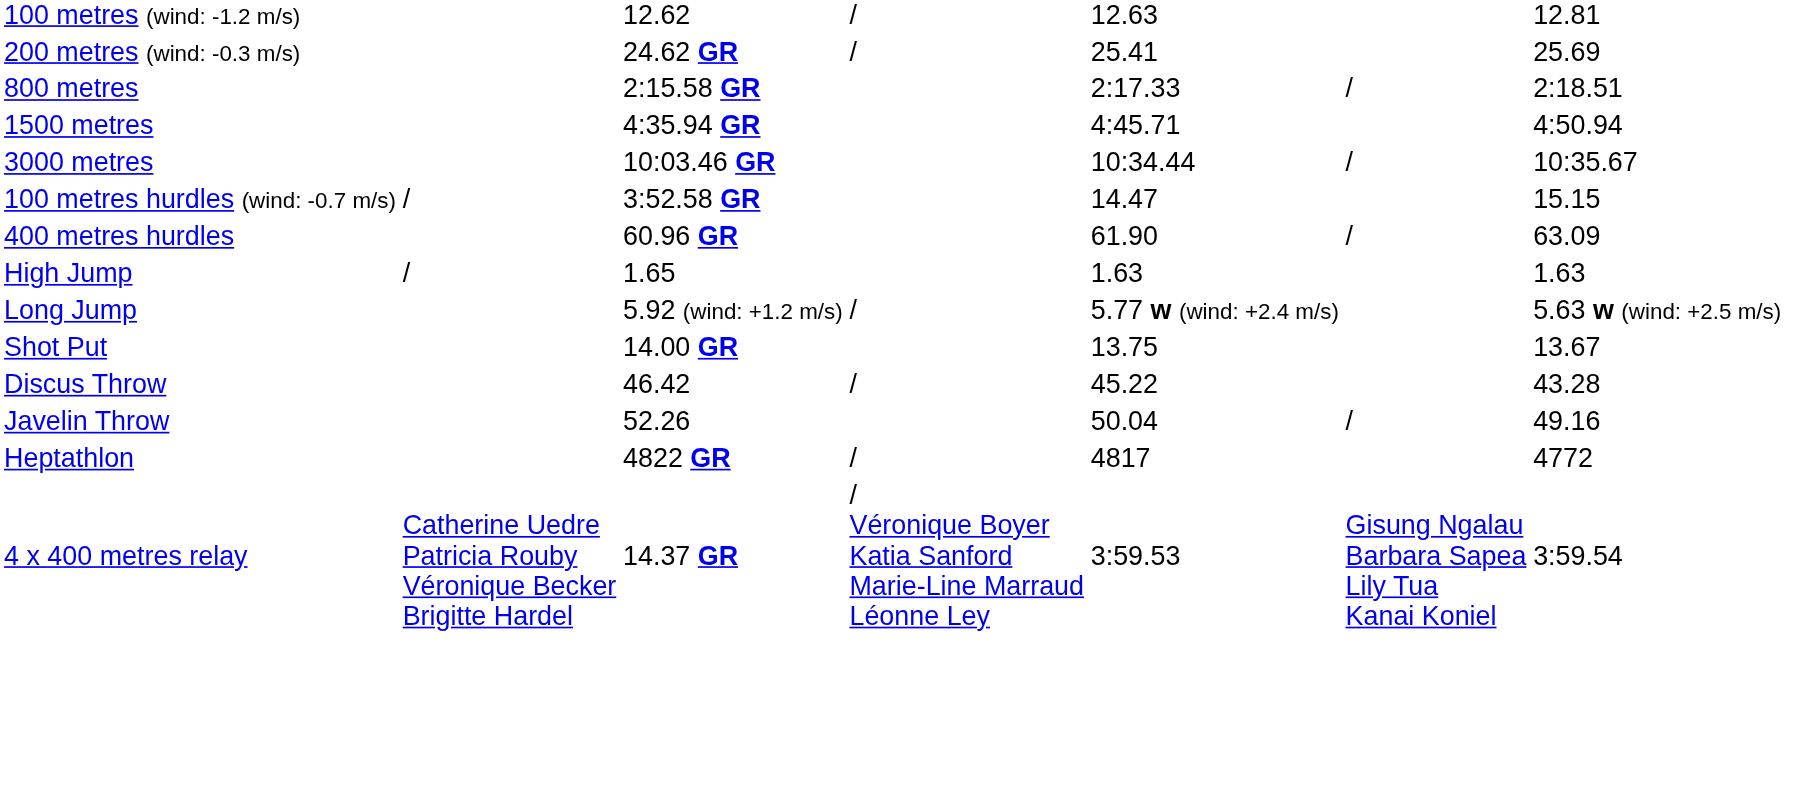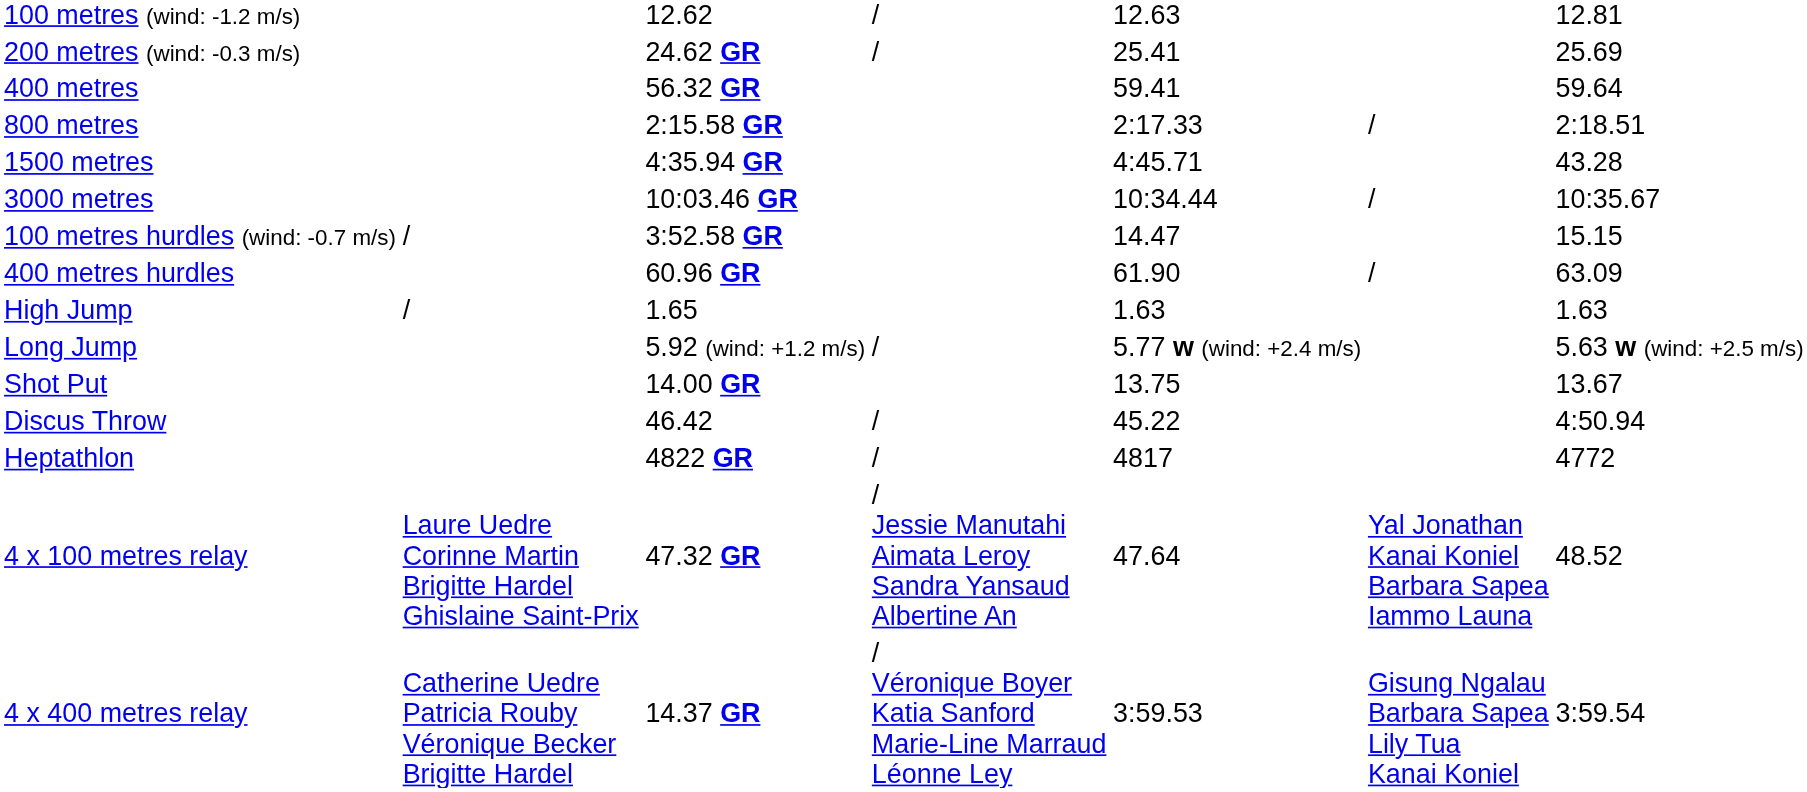+ row: (71, 88)
(1578, 125) 4:50.94 -> (1589, 162) 43.28
(1567, 384) 43.28 -> (1600, 421) 4:50.94
- row: (87, 421)
+ row: (126, 555)
